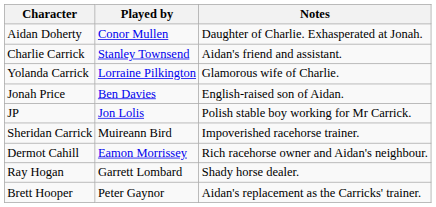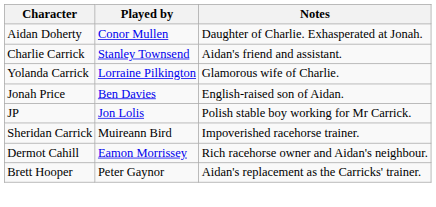- row: (36, 172)
